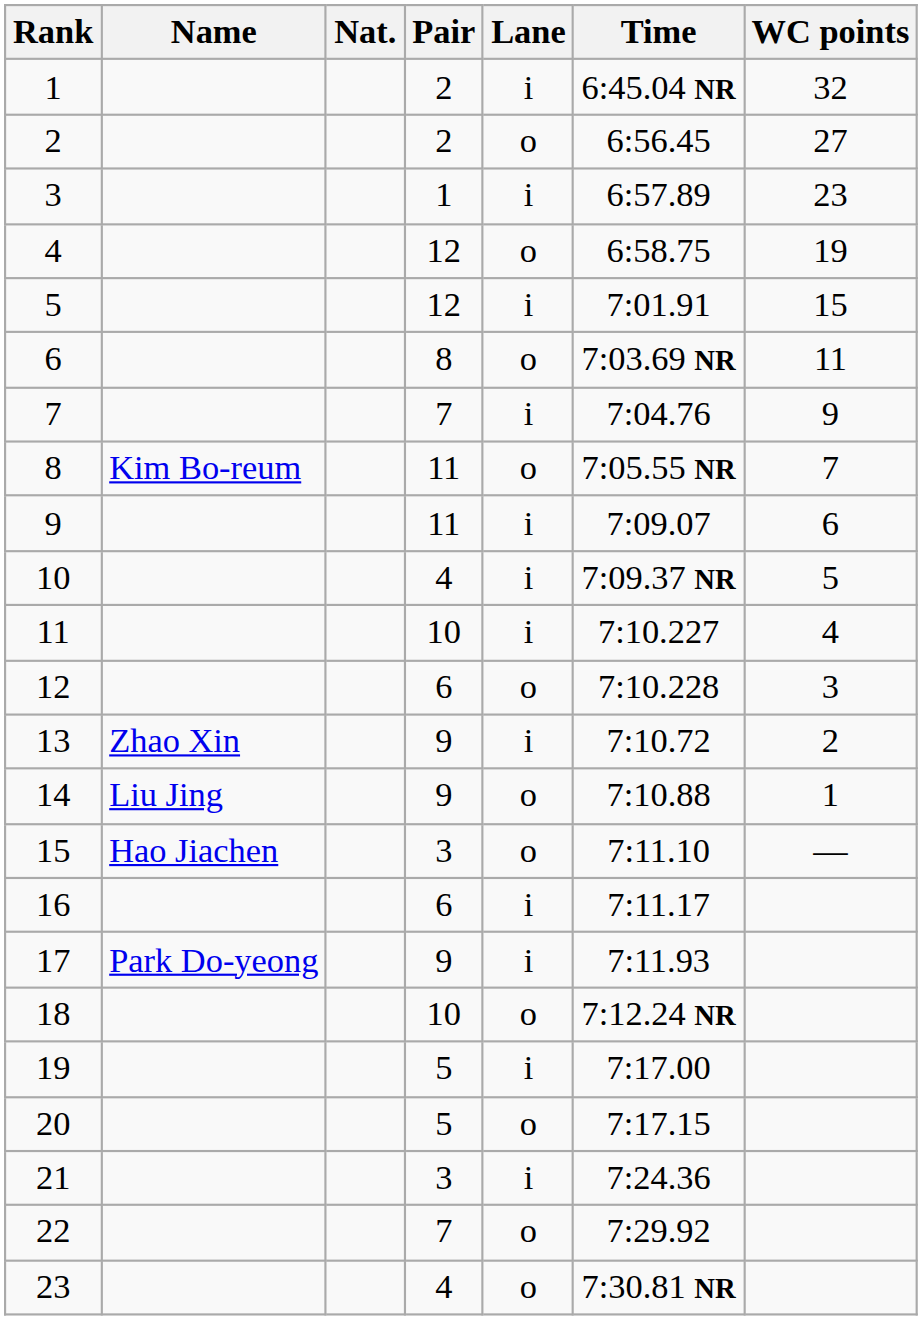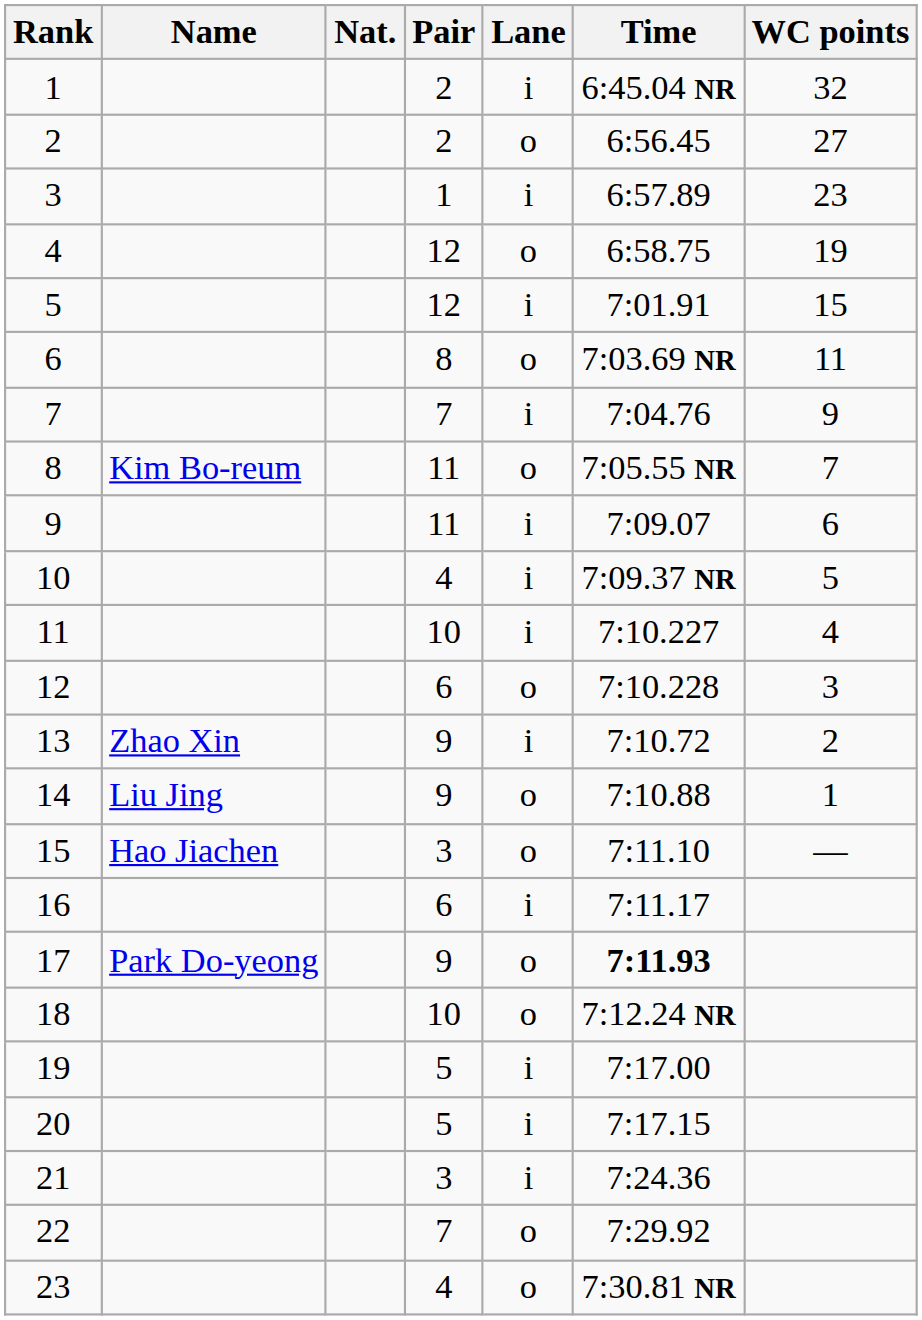(528, 959) i -> (528, 959) o
(659, 959) normal -> (659, 959) bold
(528, 1122) o -> (528, 1122) i
